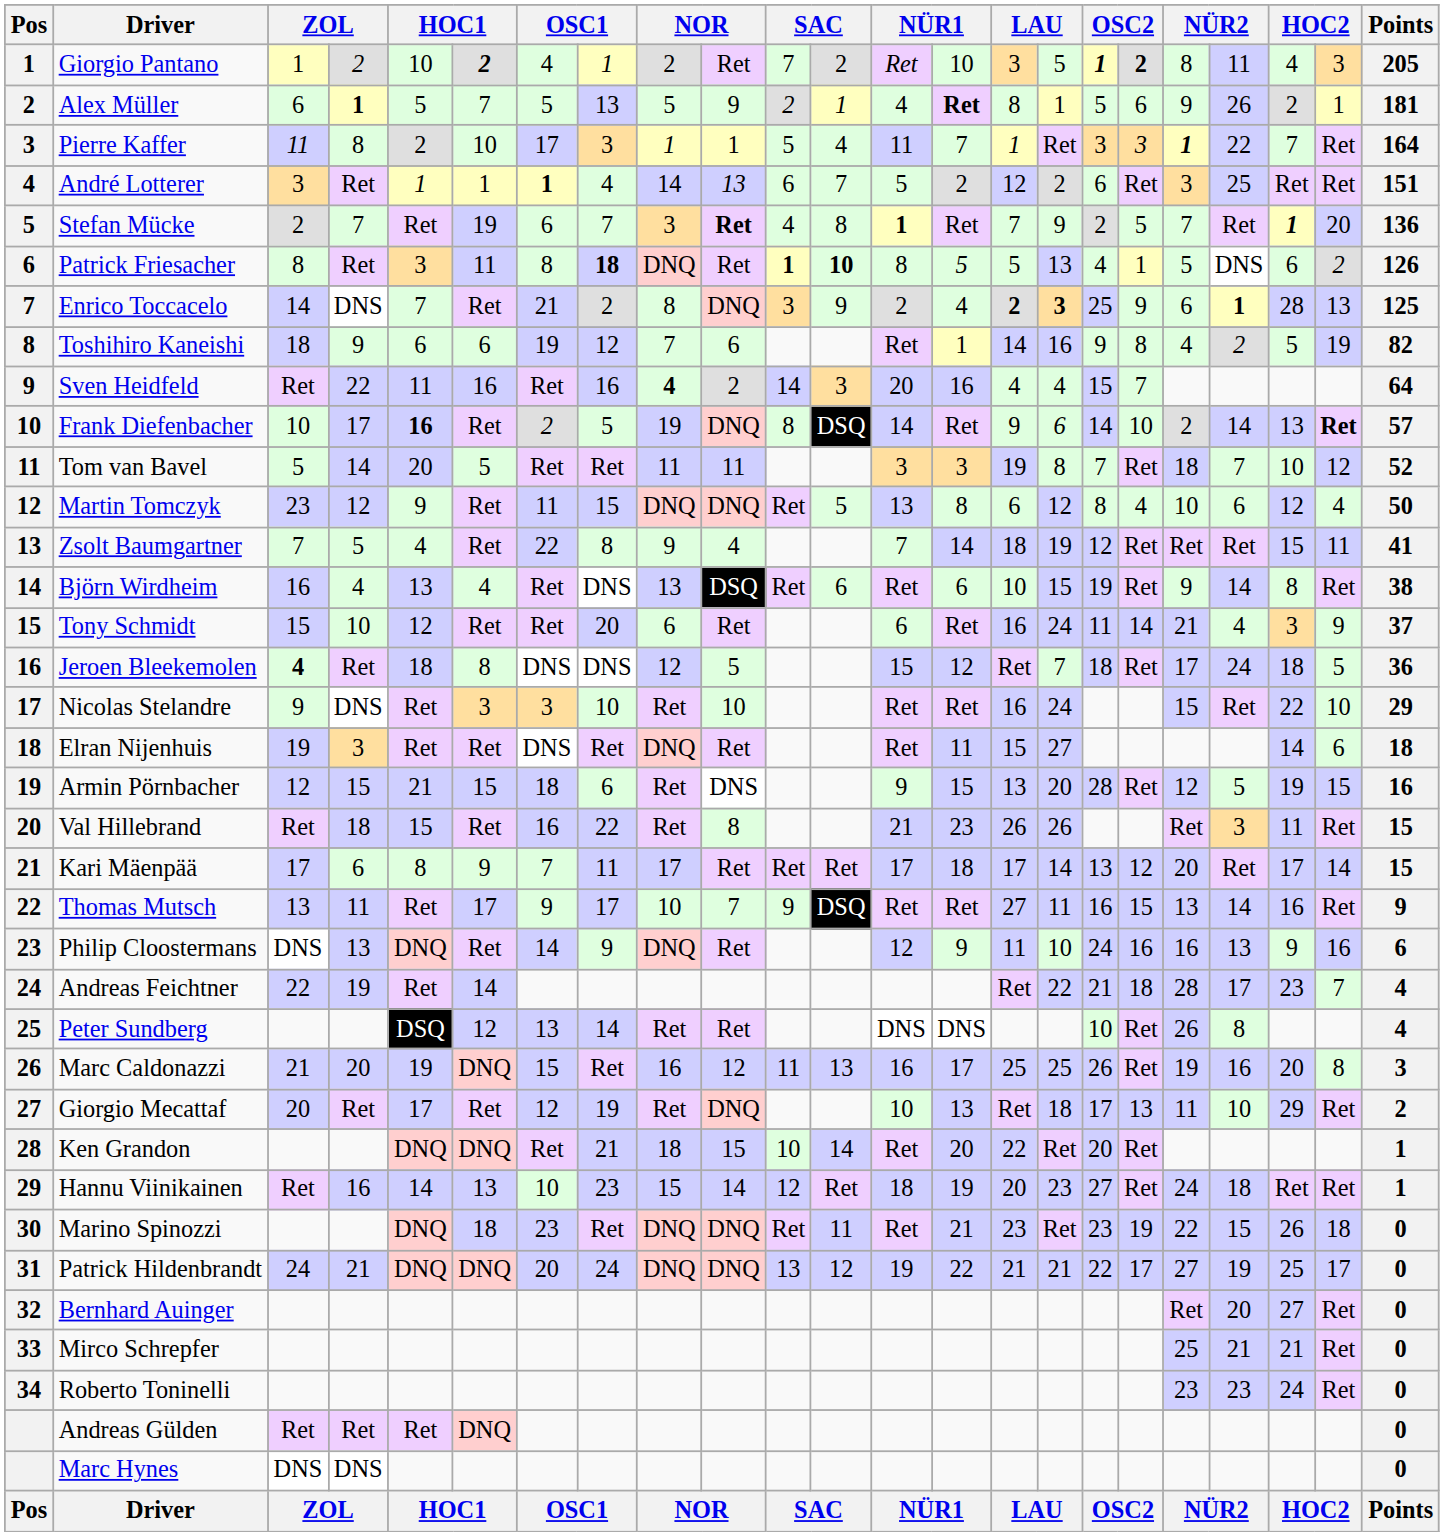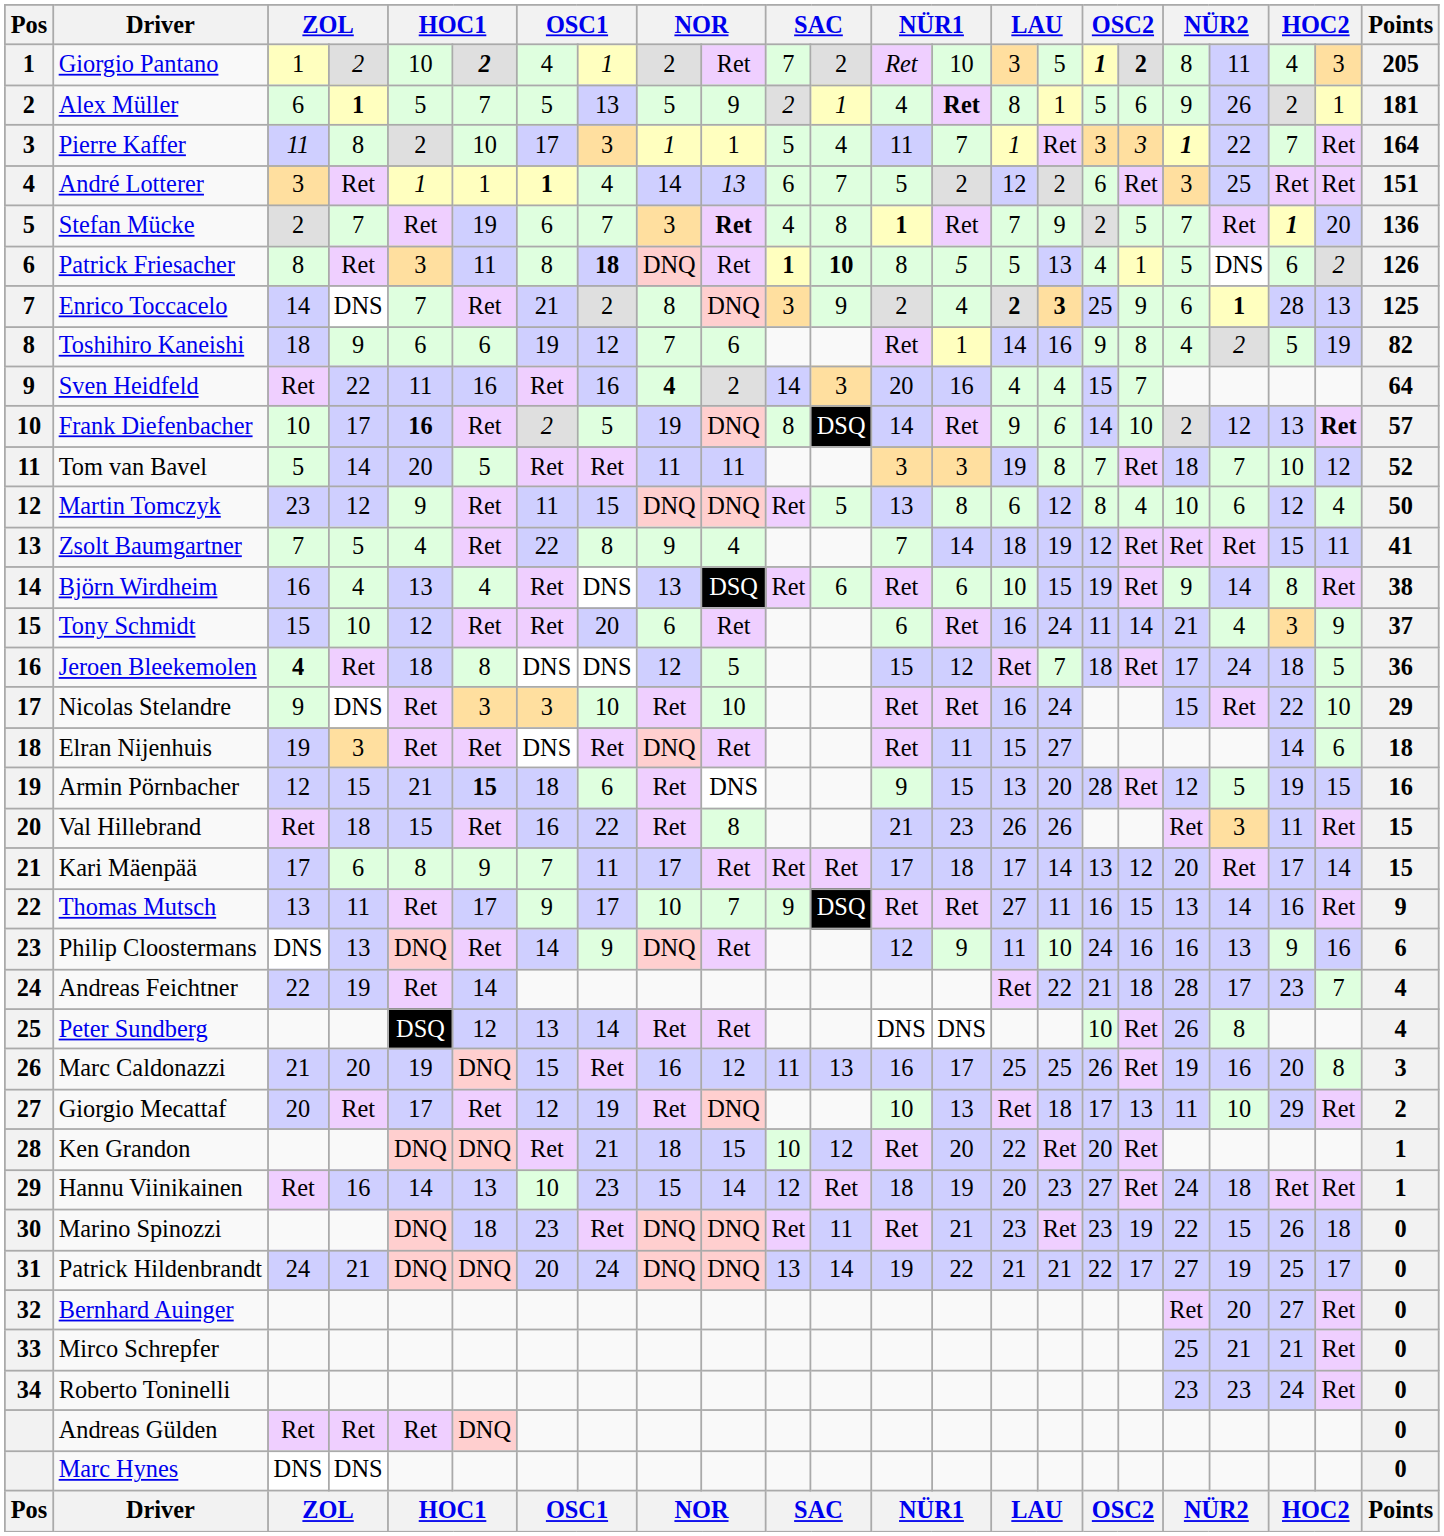(1239, 425) 14 -> (1239, 425) 12
(485, 787) normal -> (485, 787) bold
(841, 1148) 14 -> (841, 1148) 12
(841, 1269) 12 -> (841, 1269) 14
